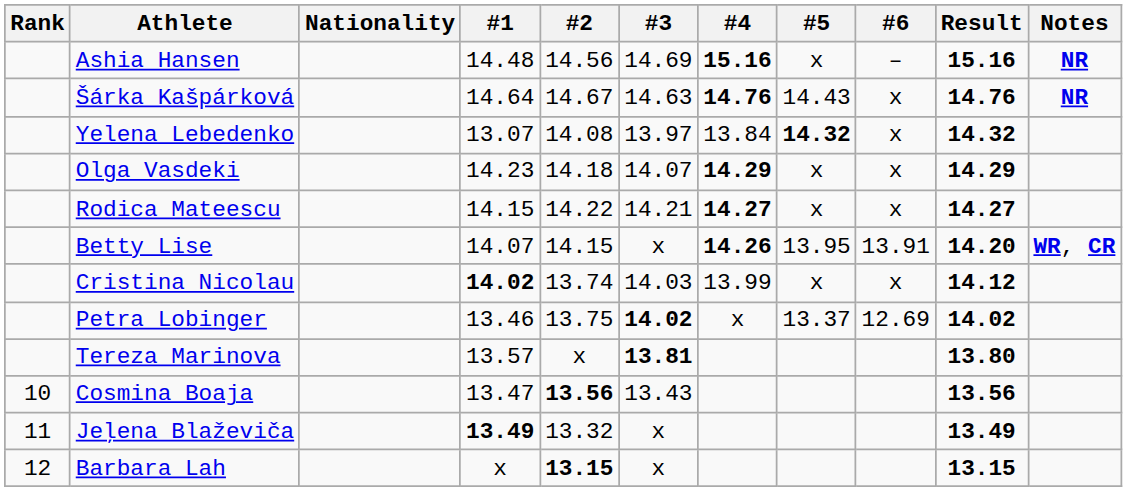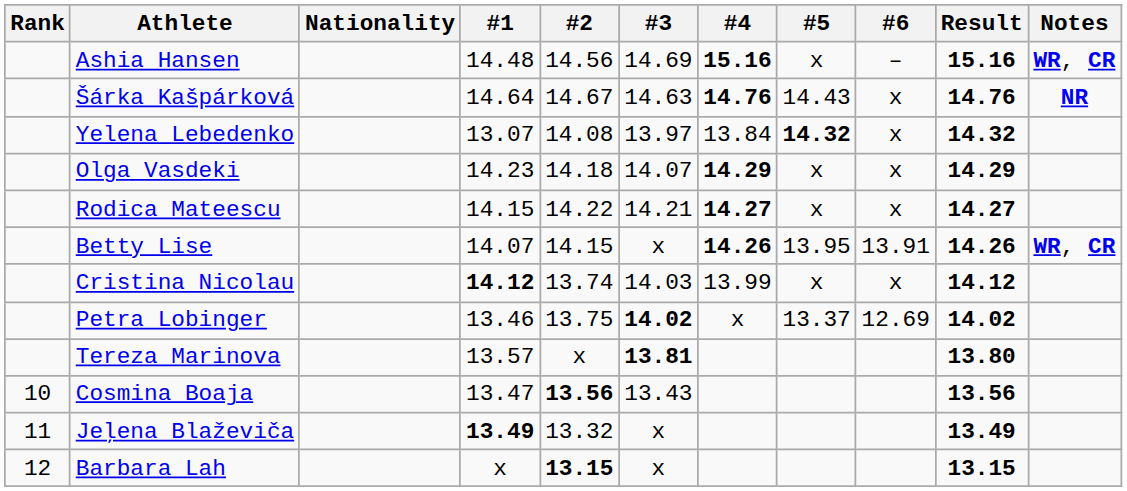(1074, 60) NR -> (1074, 60) WR, CR
(982, 246) 14.20 -> (982, 246) 14.26
(500, 283) 14.02 -> (500, 283) 14.12
